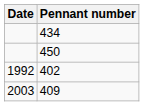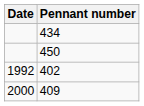(21, 91) 2003 -> (21, 91) 2000
